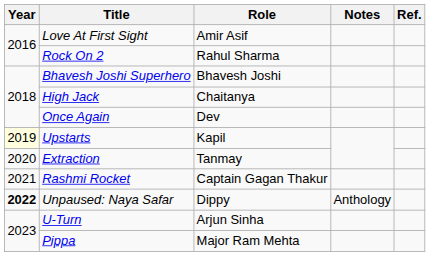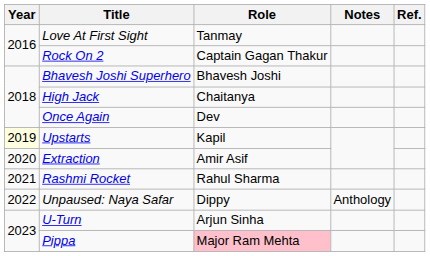(222, 35) Amir Asif -> (219, 35) Tanmay
(238, 55) Rahul Sharma -> (262, 55) Captain Gagan Thakur
(219, 158) Tanmay -> (222, 158) Amir Asif
(262, 179) Captain Gagan Thakur -> (238, 179) Rahul Sharma
(22, 199) bold -> (22, 199) normal
(248, 240) no background -> (248, 240) pink background
